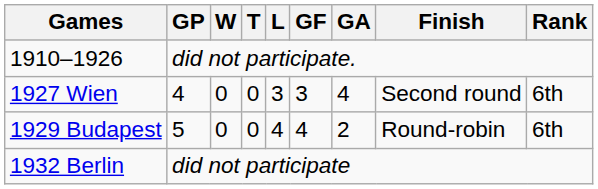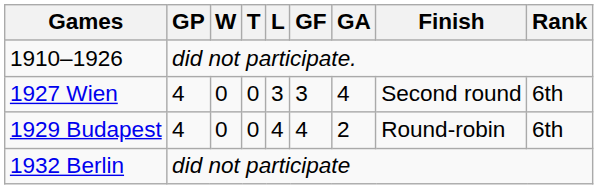(178, 129) 5 -> (178, 129) 4
